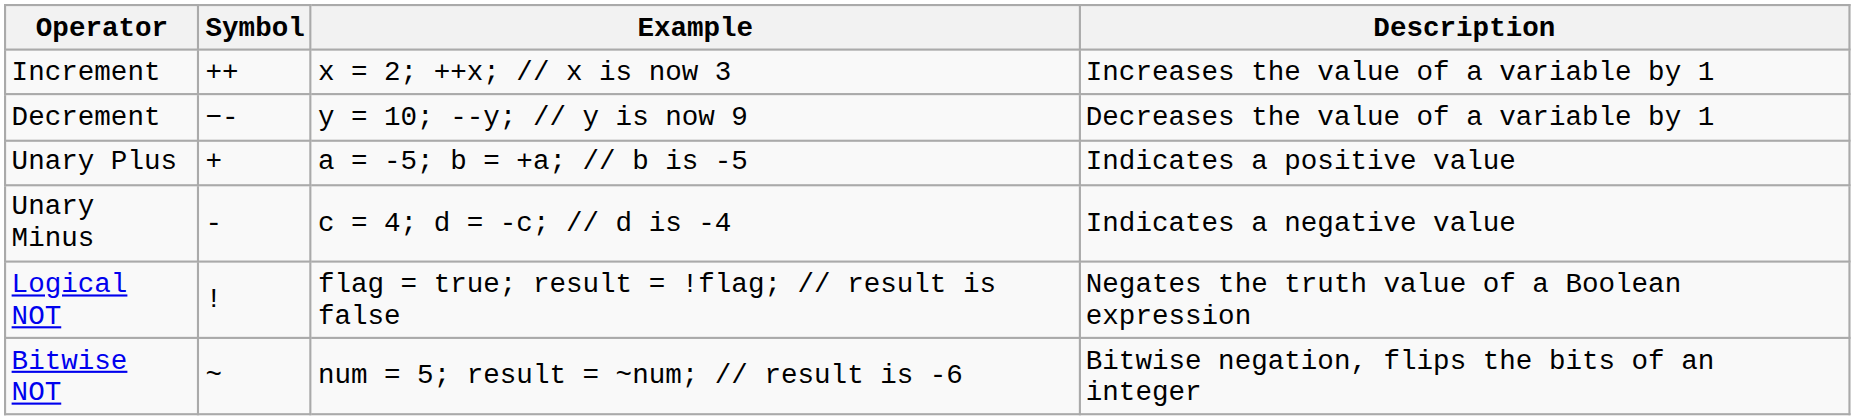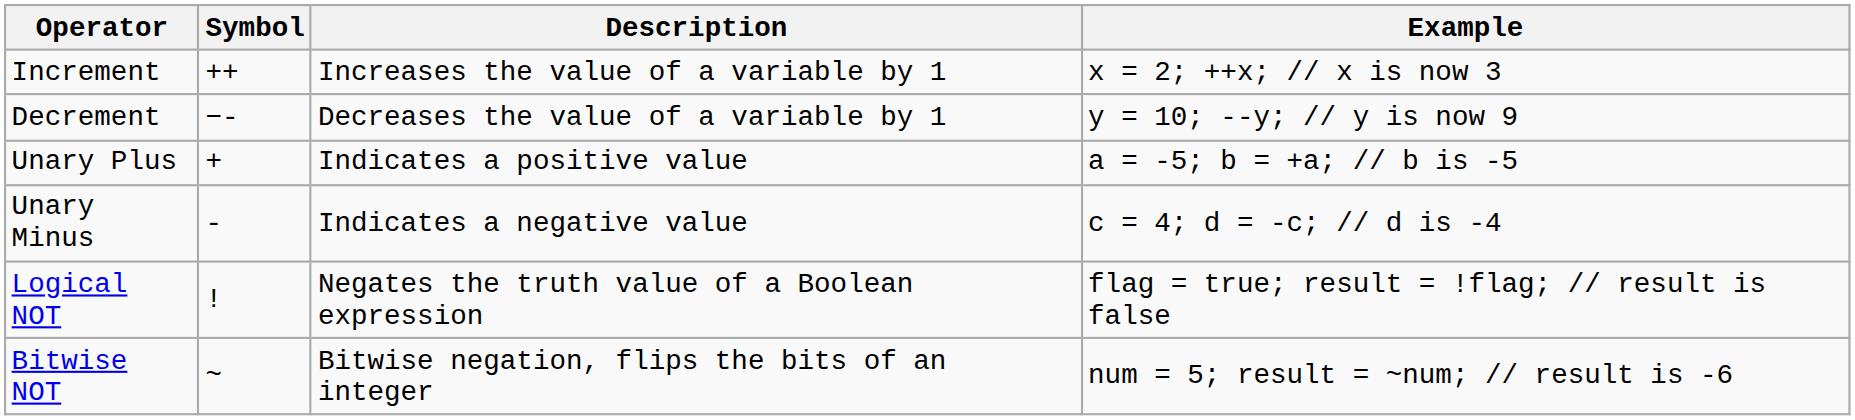columns swapped: (1464, 28) <-> (695, 28)
